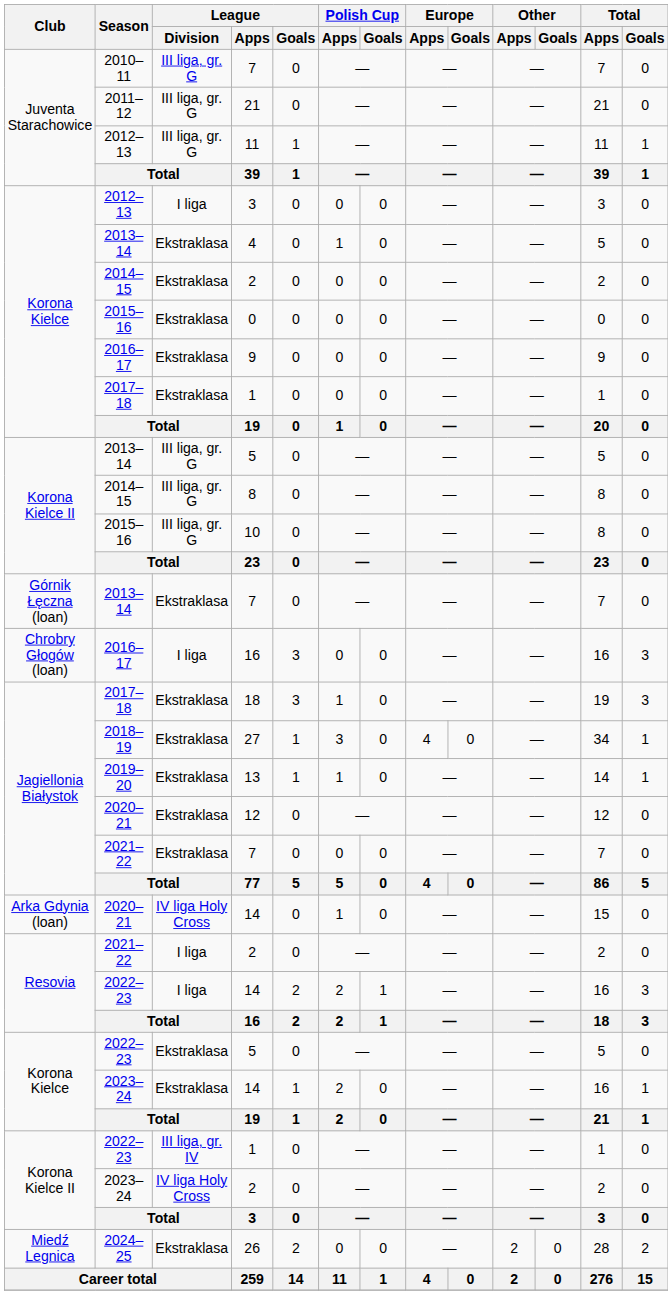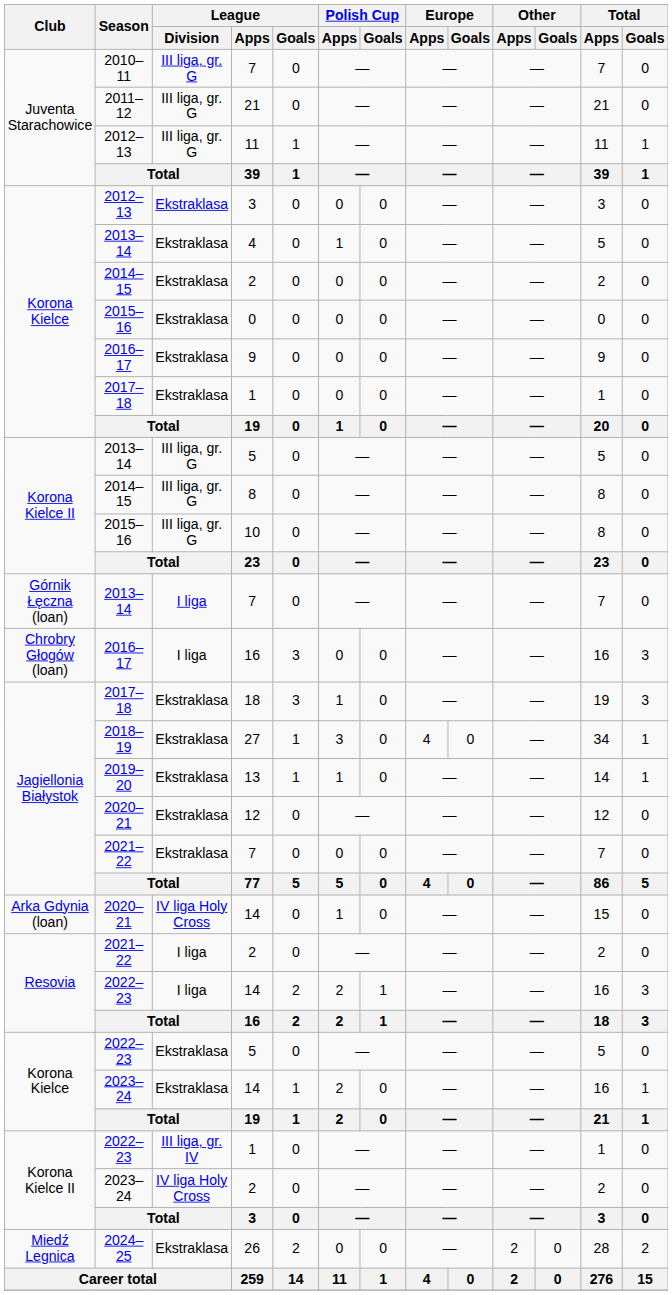(192, 205) I liga -> (192, 205) Ekstraklasa
(192, 601) Ekstraklasa -> (192, 601) I liga
